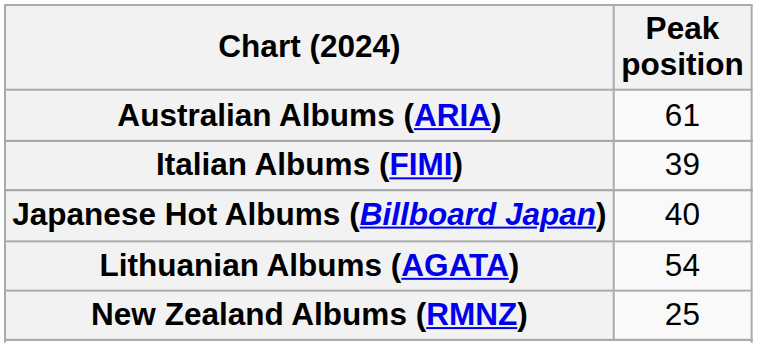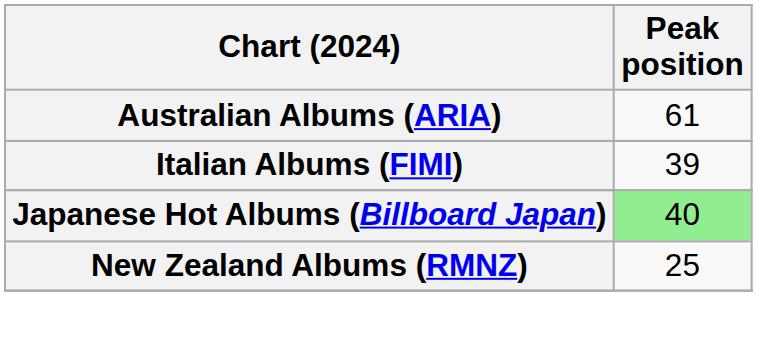(682, 214) no background -> (682, 214) lightgreen background
- row: (309, 264)
